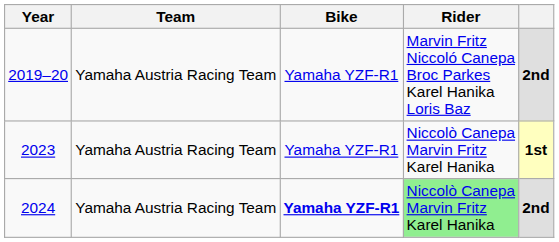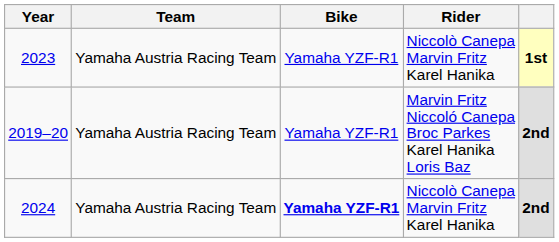rows swapped: (38, 74) <-> (38, 149)
(461, 208) lightgreen background -> (461, 208) no background
